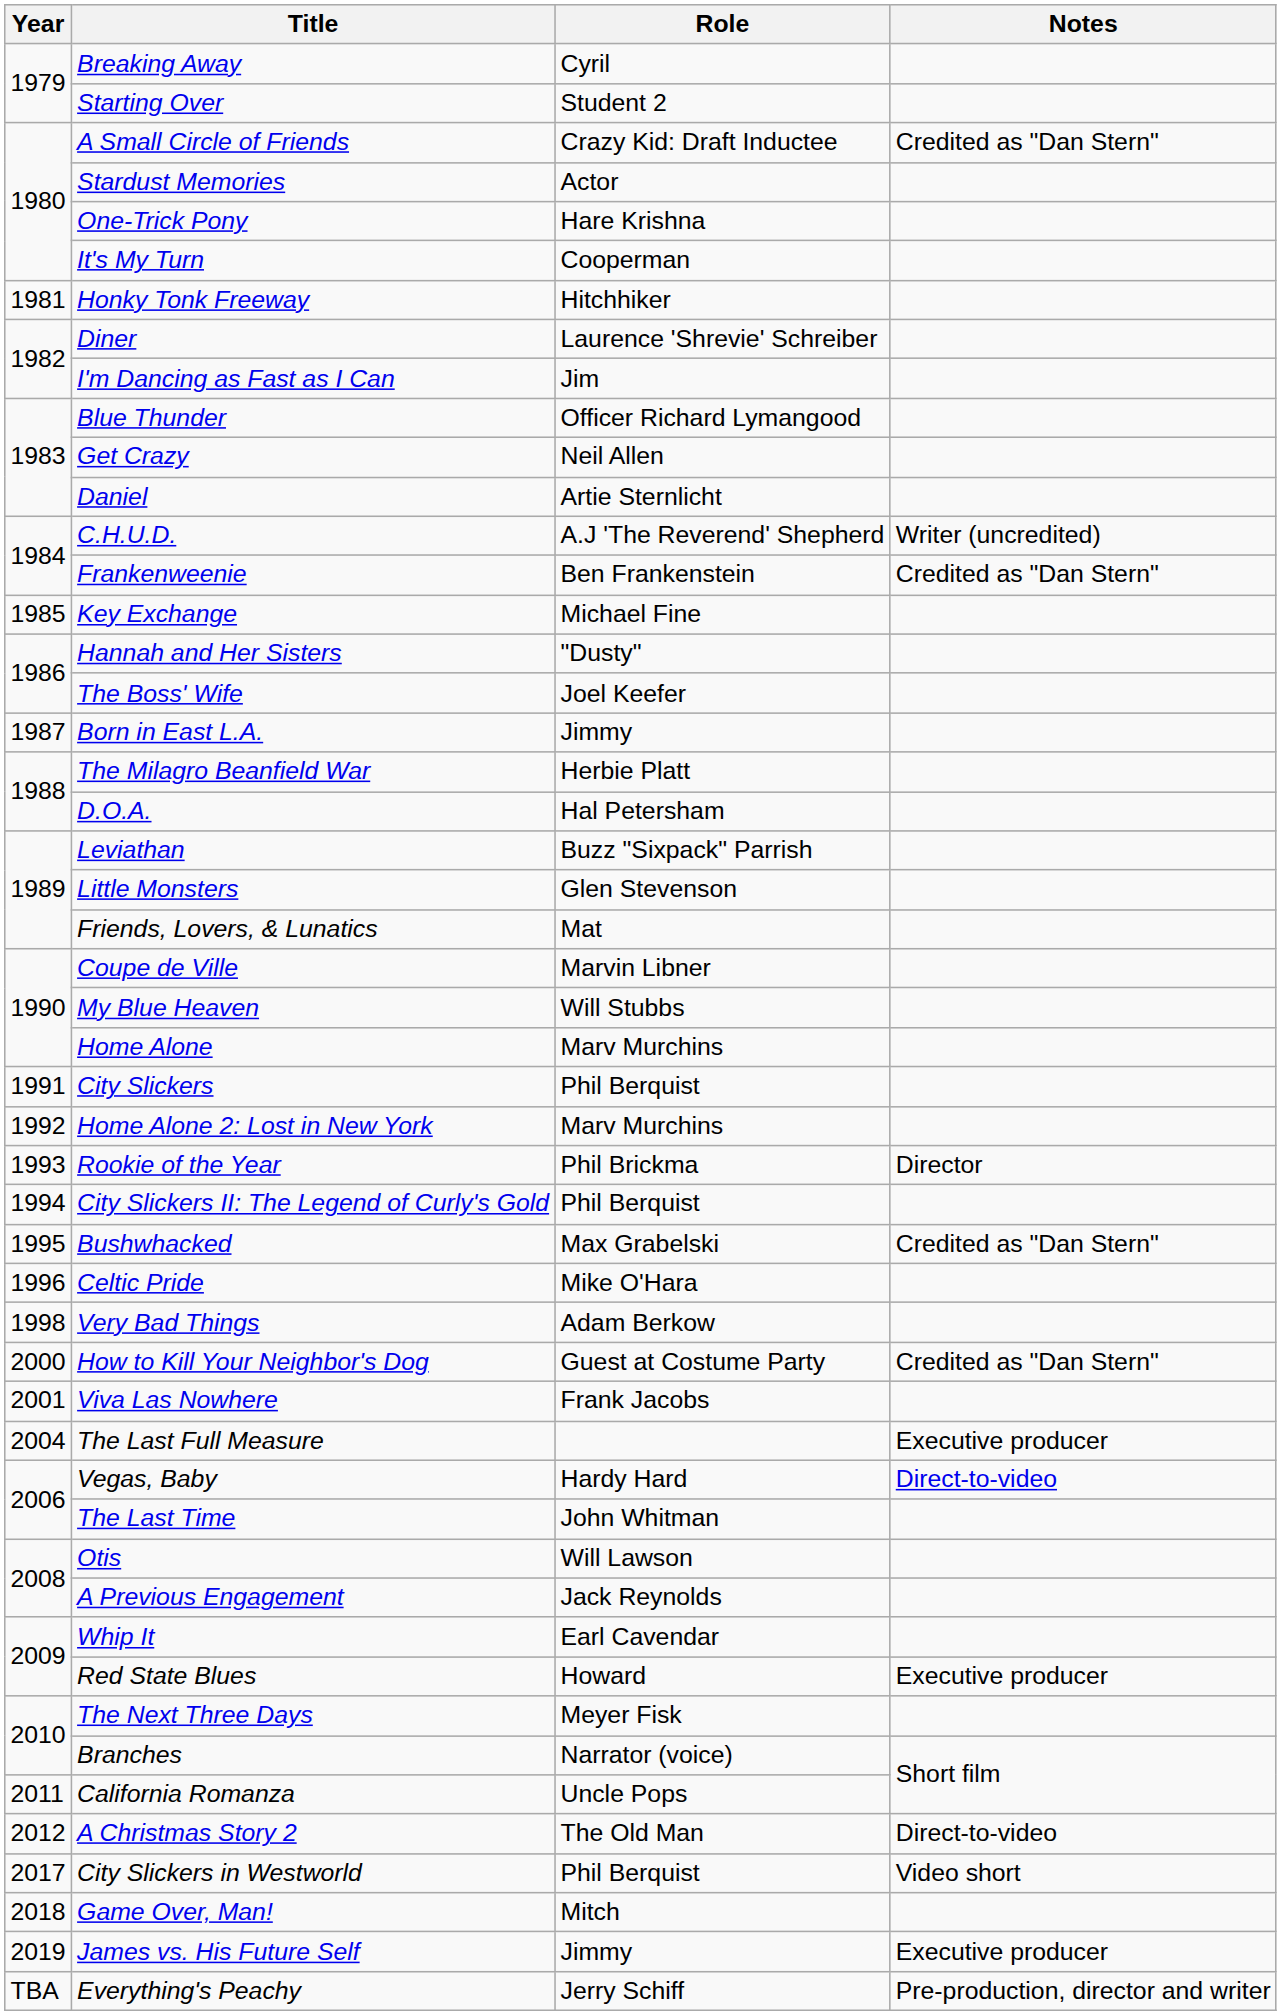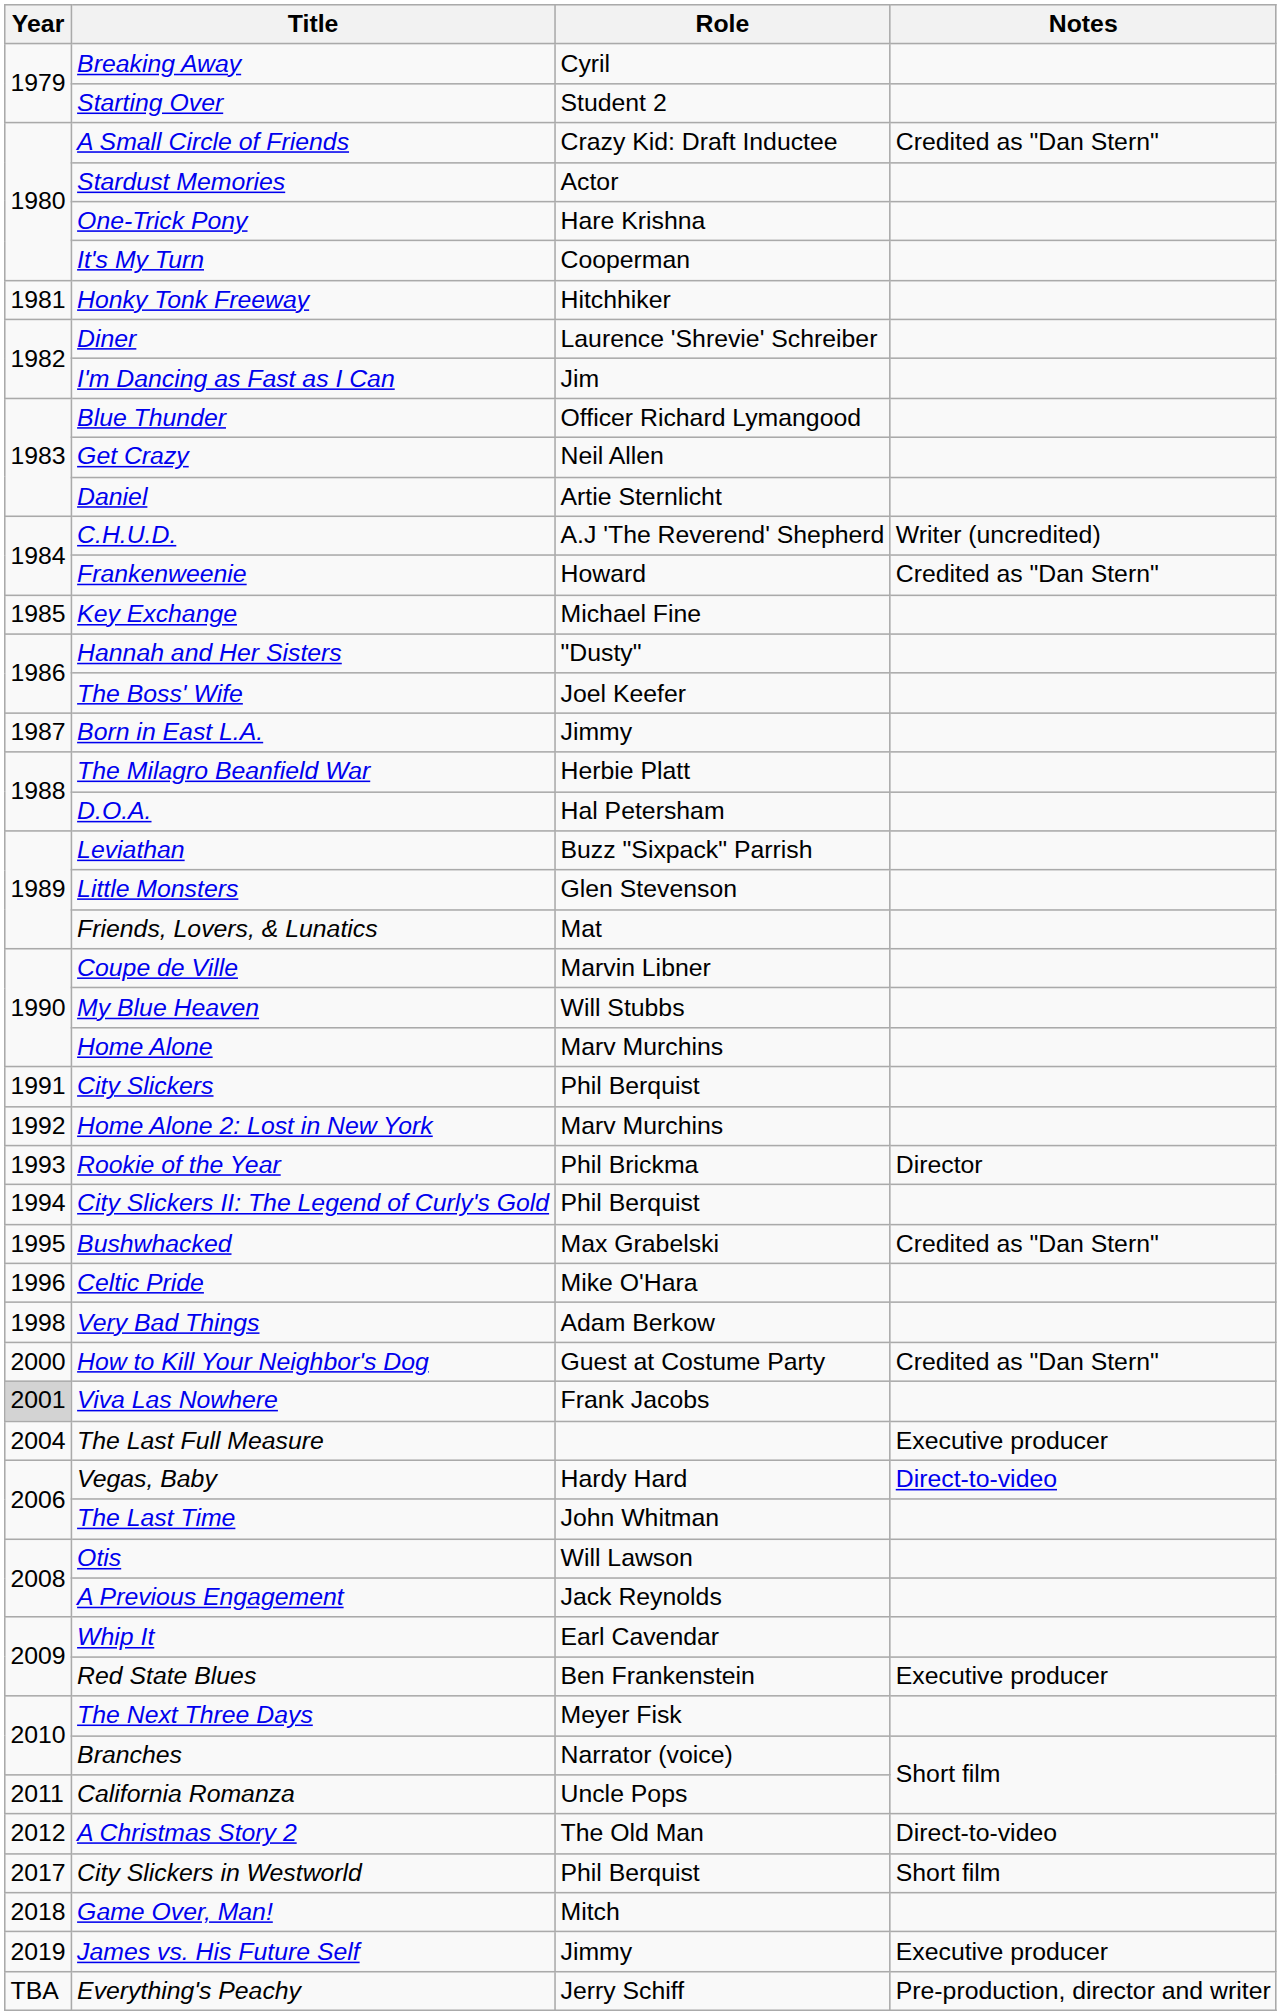(658, 574) Ben Frankenstein -> (603, 574) Howard
(38, 1400) no background -> (38, 1400) lightgrey background
(603, 1676) Howard -> (658, 1676) Ben Frankenstein
(958, 1872) Video short -> (948, 1872) Short film
